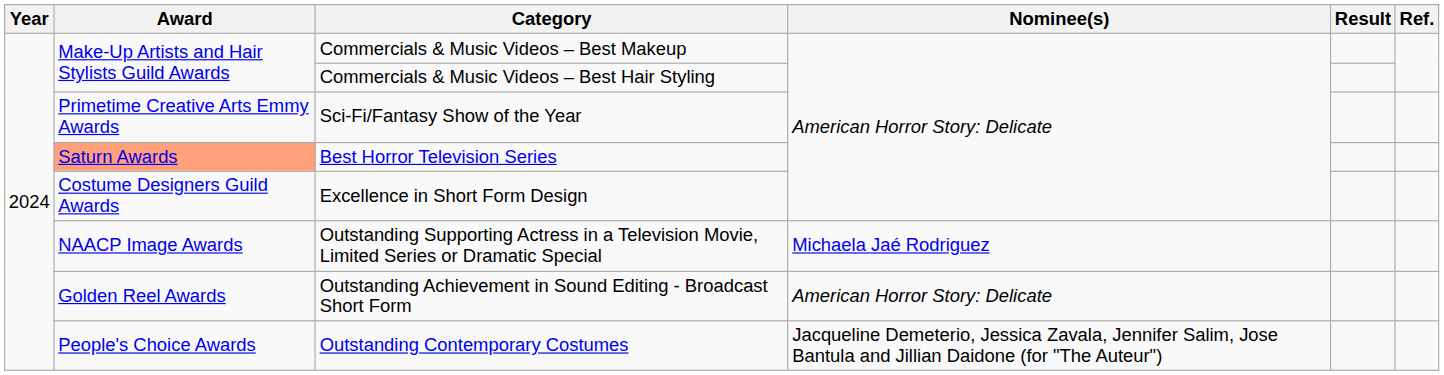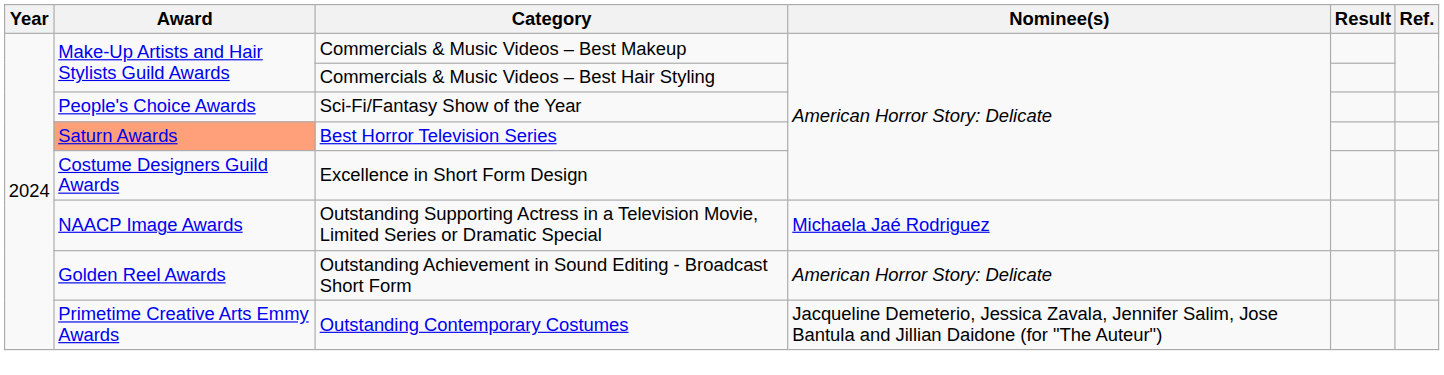(183, 116) Primetime Creative Arts Emmy Awards -> (157, 106) People's Choice Awards
(157, 345) People's Choice Awards -> (183, 324) Primetime Creative Arts Emmy Awards
